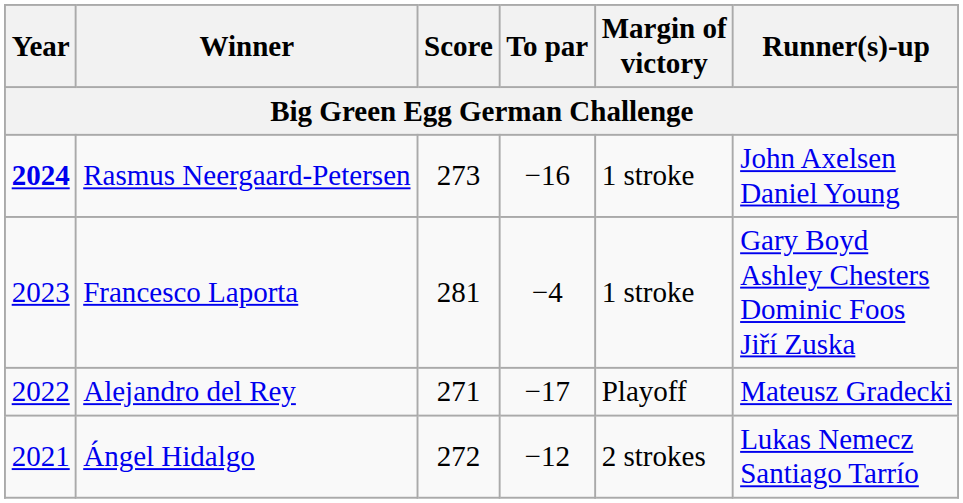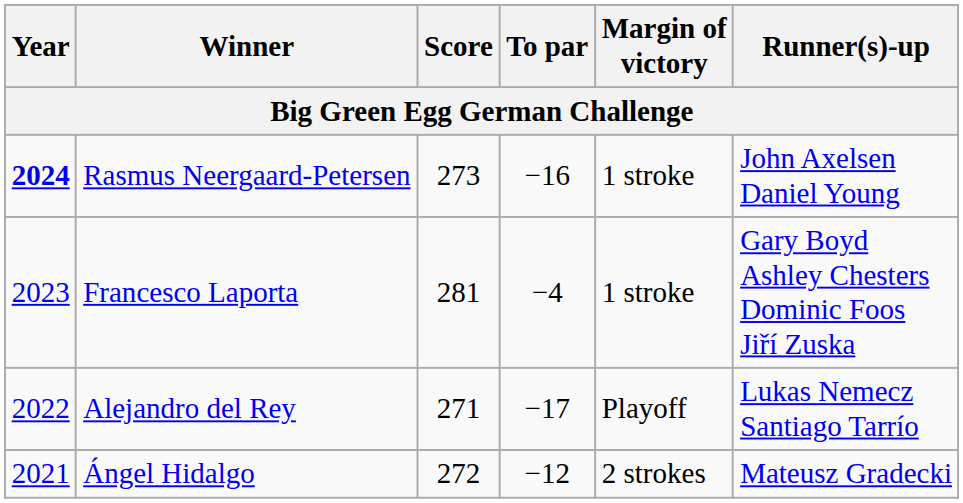(846, 391) Mateusz Gradecki -> (829, 409) Lukas Nemecz Santiago Tarrío
(829, 457) Lukas Nemecz Santiago Tarrío -> (846, 474) Mateusz Gradecki
